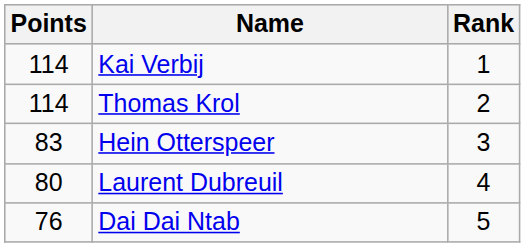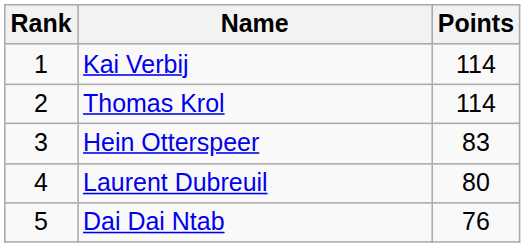columns swapped: (484, 24) <-> (49, 24)
